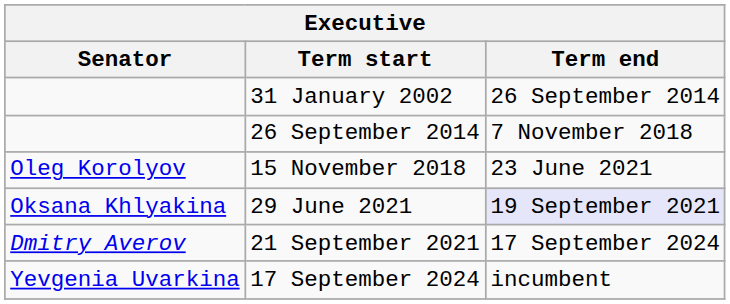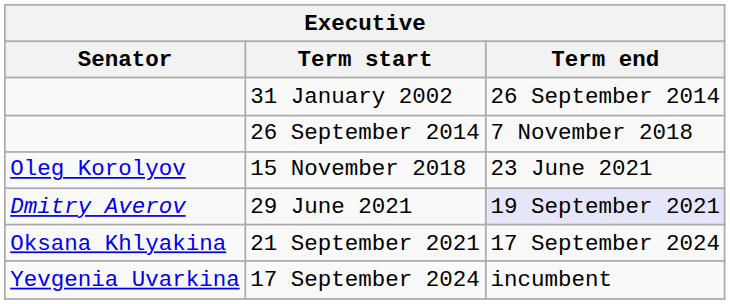(118, 206) Oksana Khlyakina -> (98, 206) Dmitry Averov
(98, 243) Dmitry Averov -> (118, 243) Oksana Khlyakina
